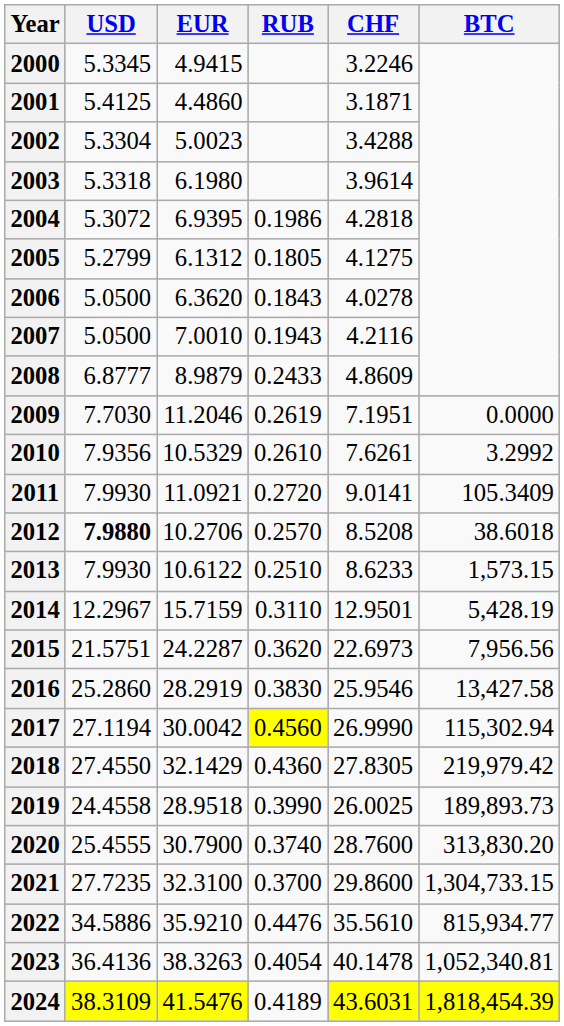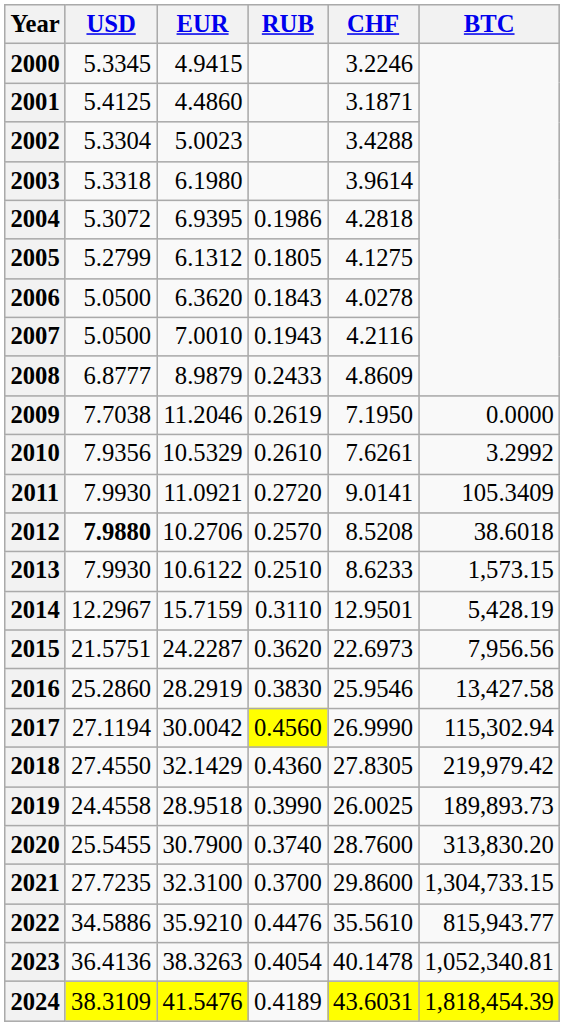(117, 414) 7.7030 -> (117, 414) 7.7038
(379, 414) 7.1951 -> (379, 414) 7.1950
(111, 844) 25.4555 -> (111, 844) 25.5455
(498, 922) 815,934.77 -> (498, 922) 815,943.77
